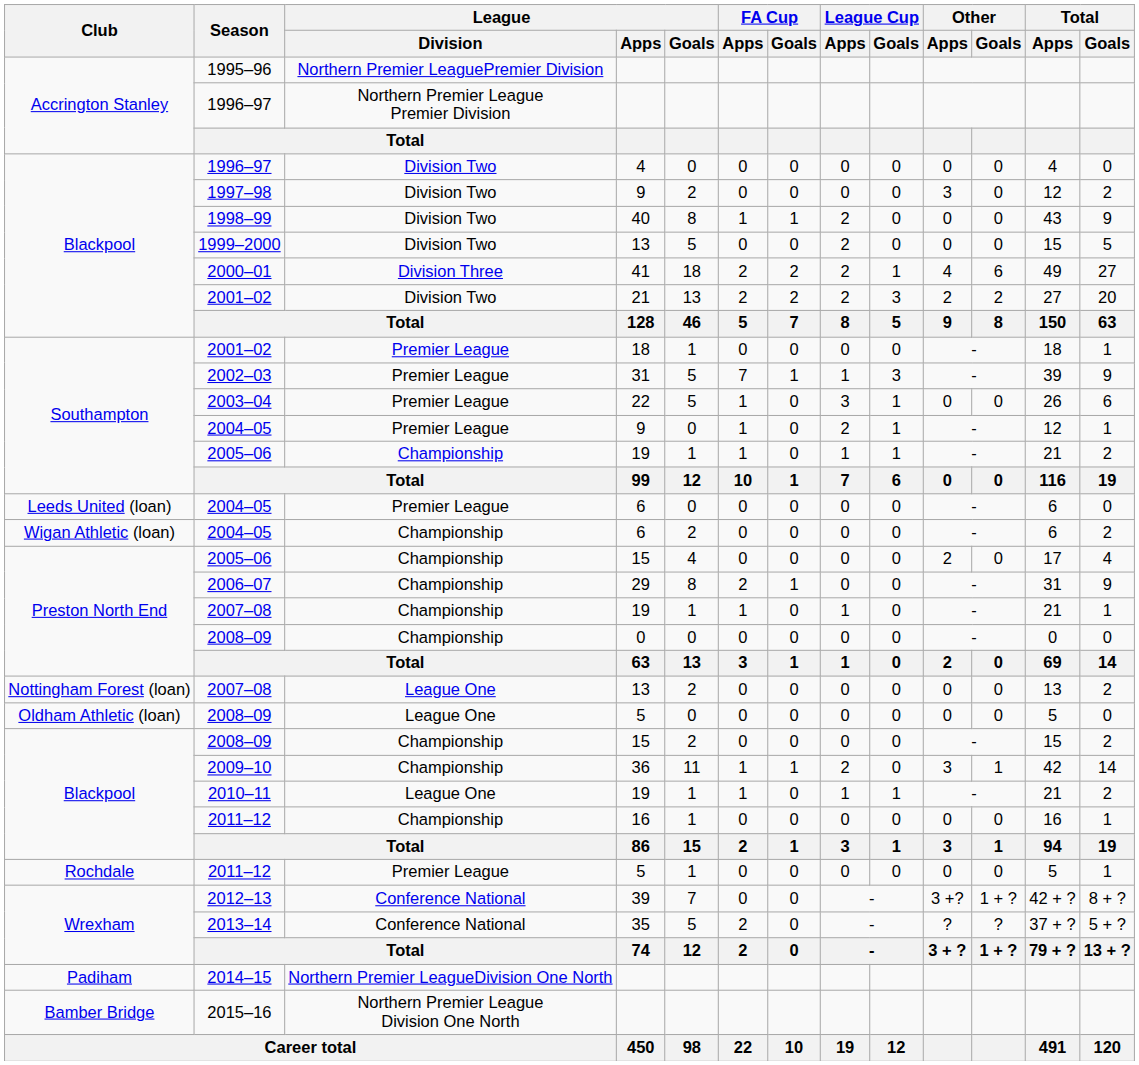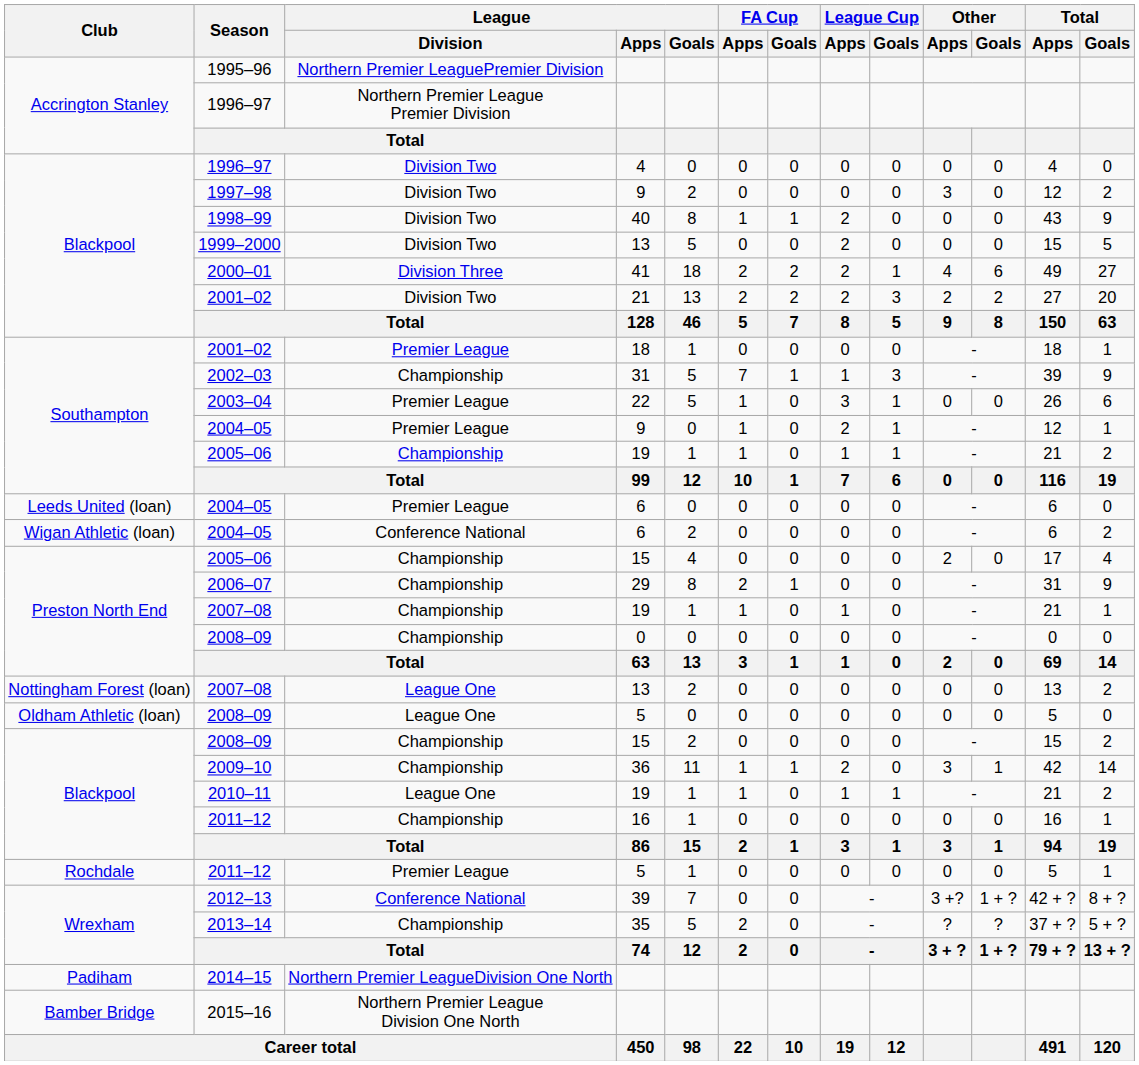(450, 375) Premier League -> (450, 375) Championship
(450, 532) Championship -> (450, 532) Conference National
(450, 924) Conference National -> (450, 924) Championship
